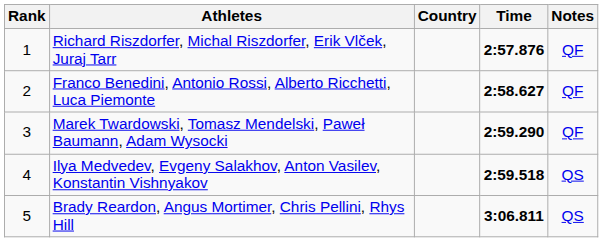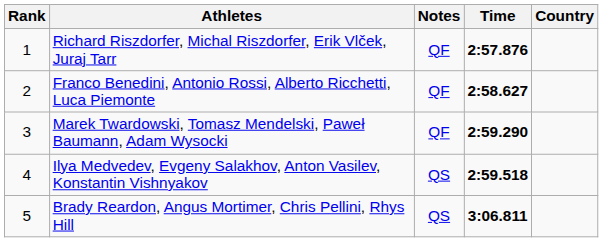columns swapped: (447, 16) <-> (573, 16)
